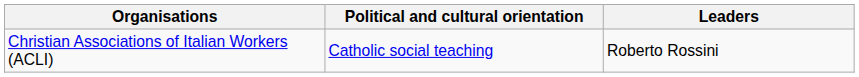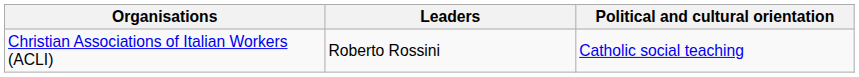columns swapped: (464, 16) <-> (729, 16)
